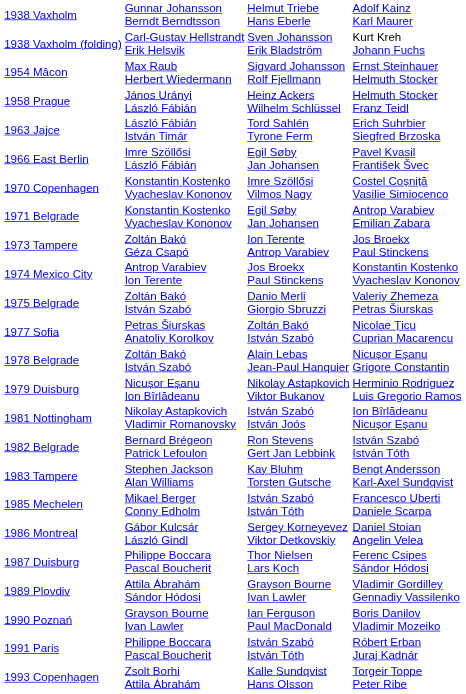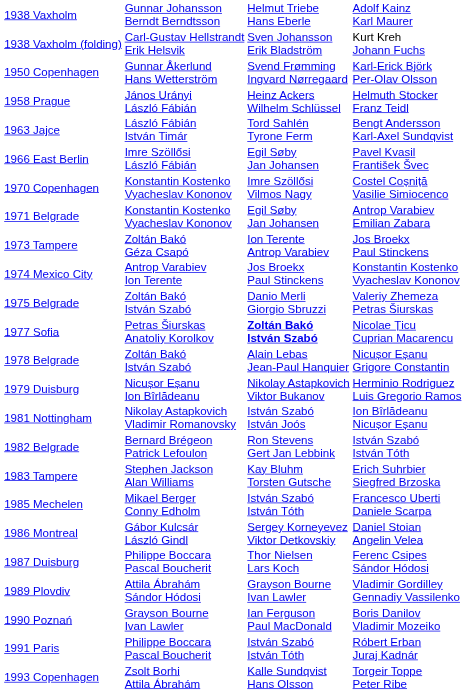+ row: (52, 72)
- row: (36, 72)
(396, 130) Erich Suhrbier Siegfred Brzoska -> (403, 130) Bengt Andersson Karl-Axel Sundqvist
(281, 332) normal -> (282, 332) bold
(403, 476) Bengt Andersson Karl-Axel Sundqvist -> (396, 476) Erich Suhrbier Siegfred Brzoska
